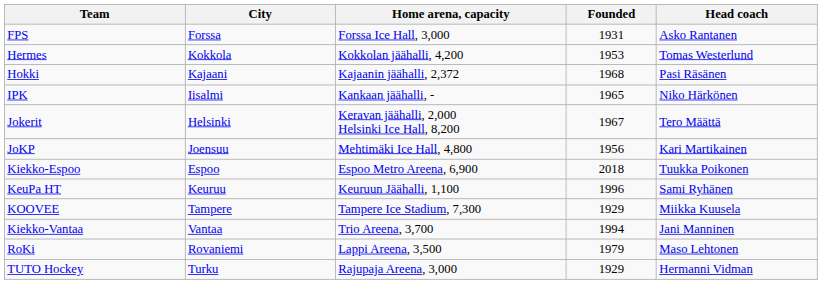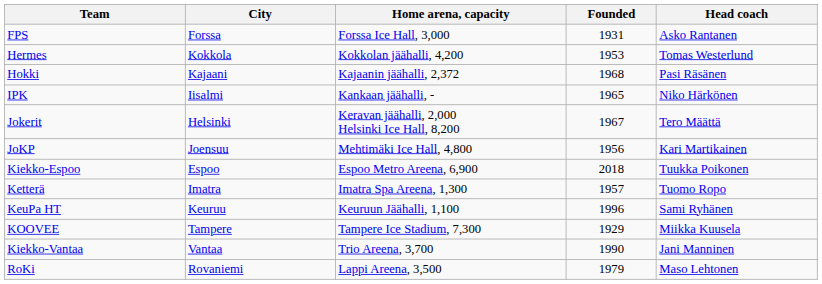+ row: (26, 189)
(611, 229) 1994 -> (611, 249) 1990
- row: (45, 269)
